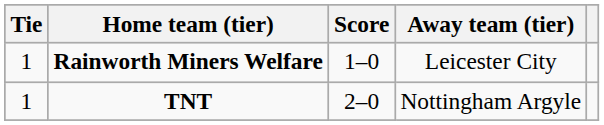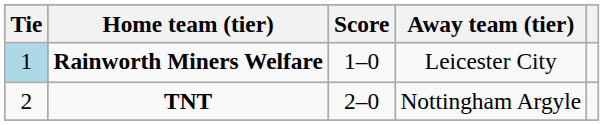(26, 61) no background -> (26, 61) lightblue background
(26, 100) 1 -> (26, 100) 2
